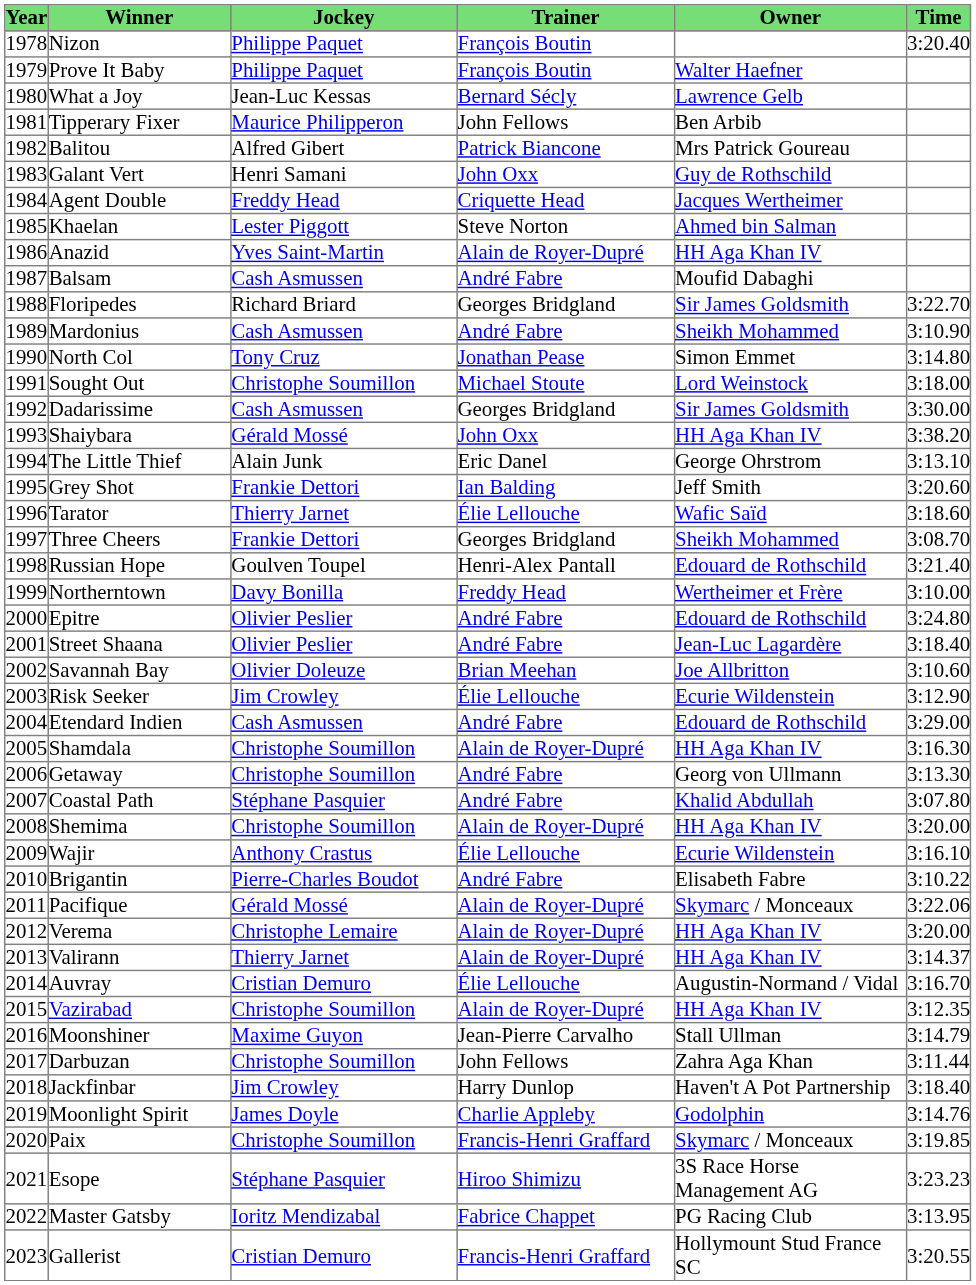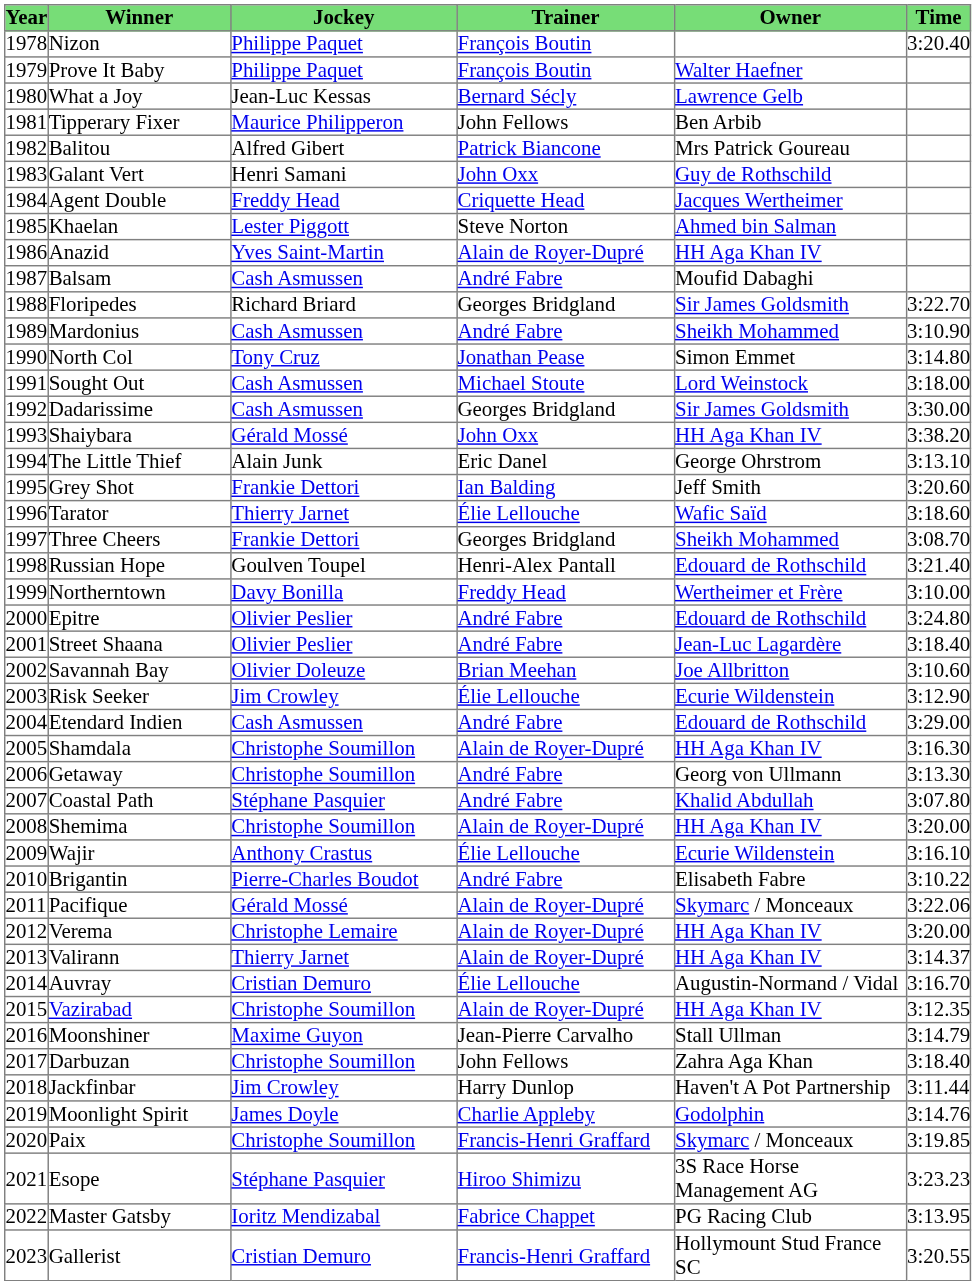(323, 382) Christophe Soumillon -> (297, 382) Cash Asmussen
(938, 1061) 3:11.44 -> (939, 1061) 3:18.40
(939, 1087) 3:18.40 -> (938, 1087) 3:11.44
